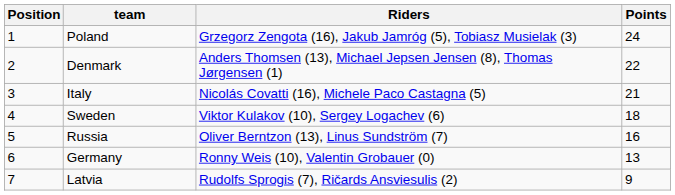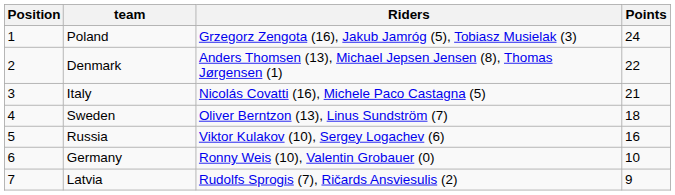(322, 115) Viktor Kulakov (10), Sergey Logachev (6) -> (323, 115) Oliver Berntzon (13), Linus Sundström (7)
(323, 136) Oliver Berntzon (13), Linus Sundström (7) -> (322, 136) Viktor Kulakov (10), Sergey Logachev (6)
(633, 158) 13 -> (633, 158) 10
